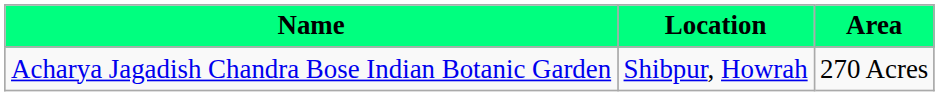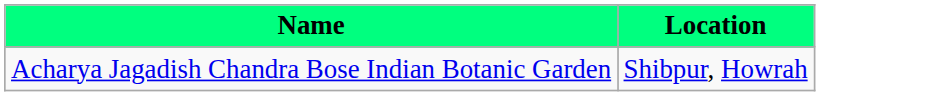- column: (874, 25)
